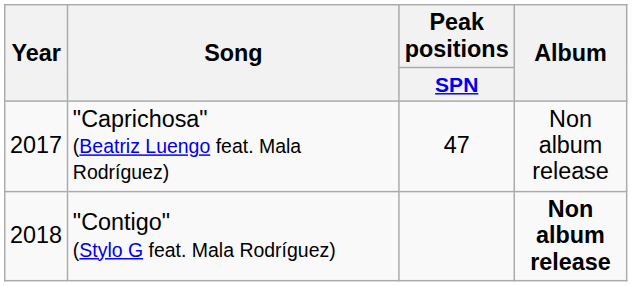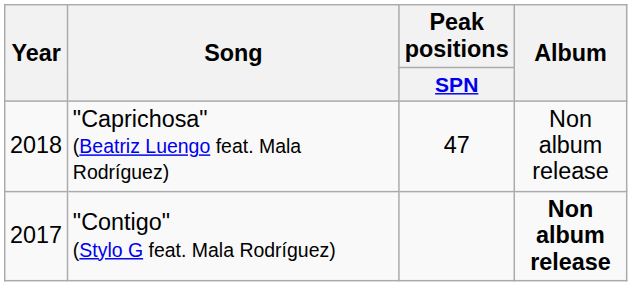(36, 145) 2017 -> (36, 145) 2018
(36, 235) 2018 -> (36, 235) 2017
